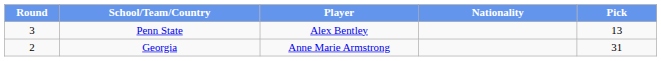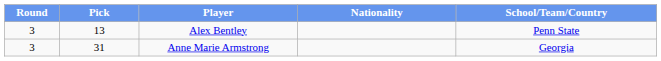columns swapped: (617, 13) <-> (160, 13)
(32, 47) 2 -> (32, 47) 3
